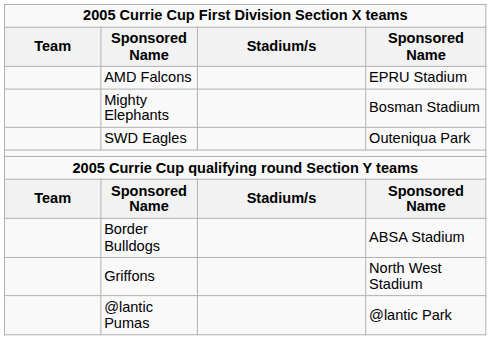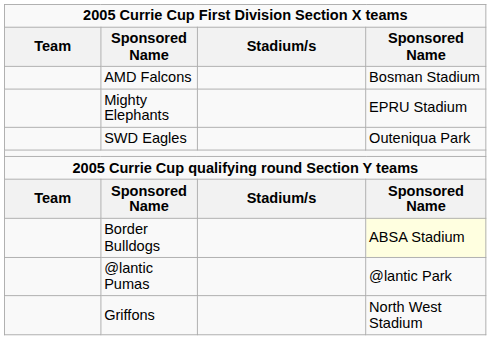(418, 77) EPRU Stadium -> (425, 77) Bosman Stadium
(425, 108) Bosman Stadium -> (418, 108) EPRU Stadium
(417, 237) no background -> (417, 237) lightyellow background
rows swapped: (130, 276) <-> (129, 315)
